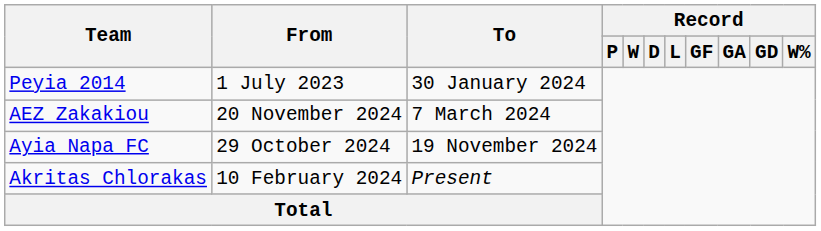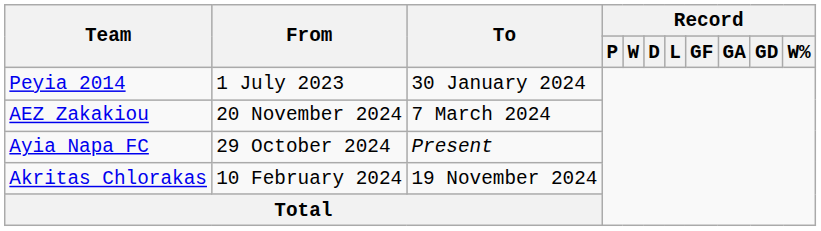(504, 147) 19 November 2024 -> (452, 147) Present
(452, 178) Present -> (504, 178) 19 November 2024
